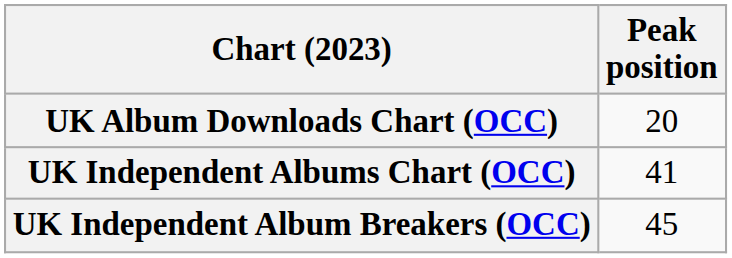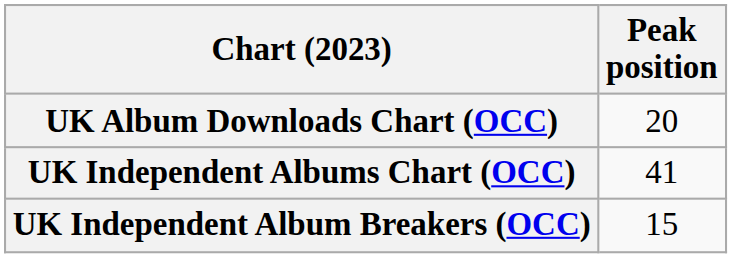(662, 224) 45 -> (662, 224) 15
